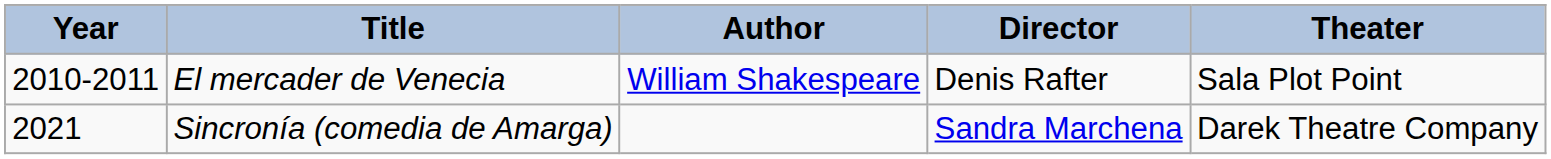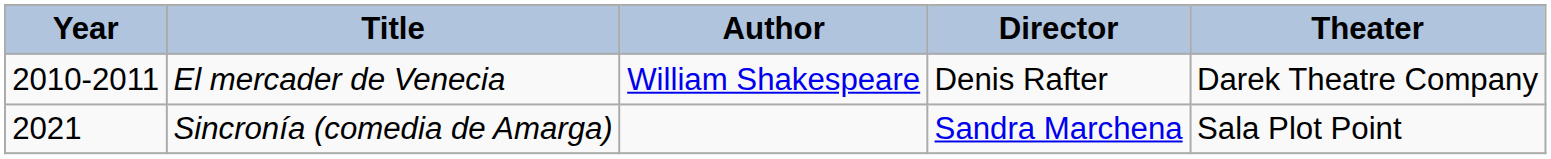(1299, 78) Sala Plot Point -> (1368, 78) Darek Theatre Company
(1368, 128) Darek Theatre Company -> (1299, 128) Sala Plot Point
